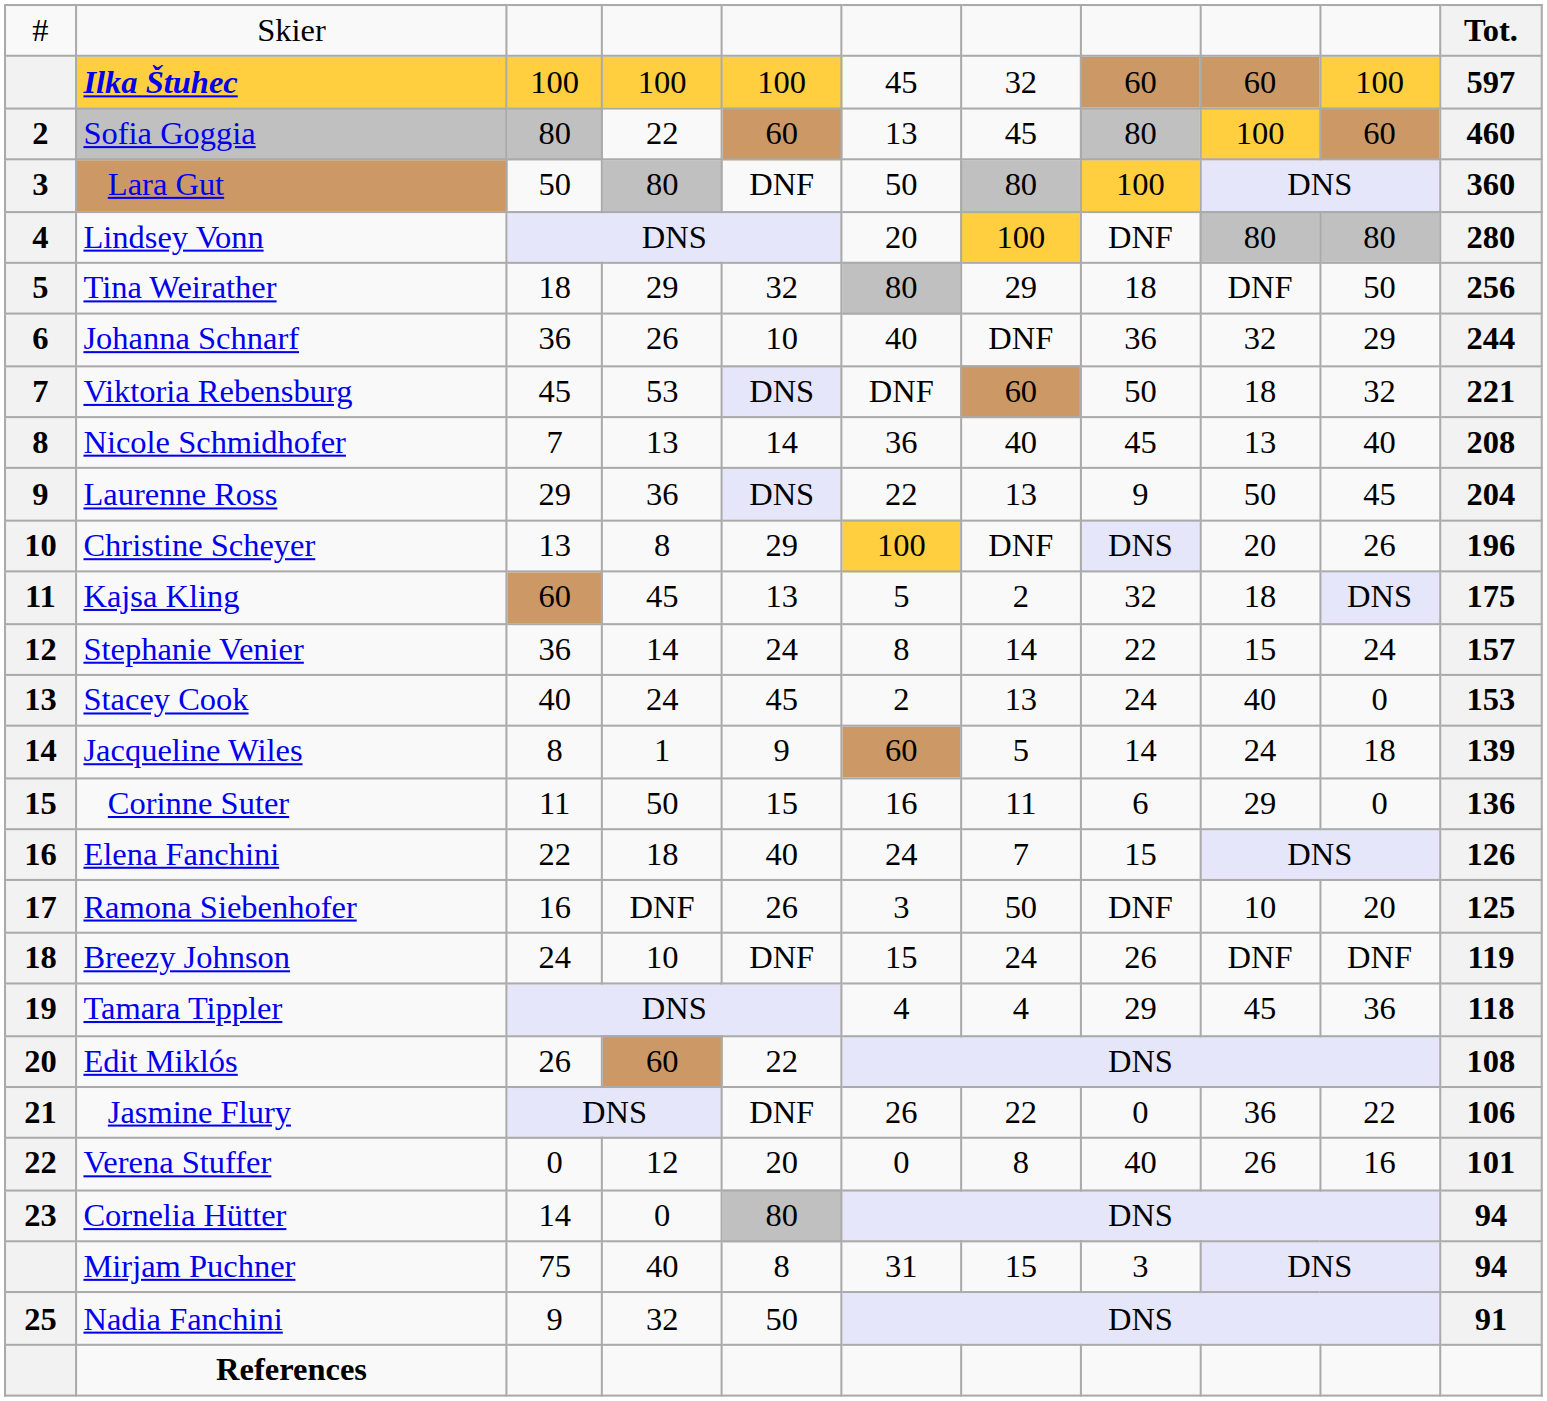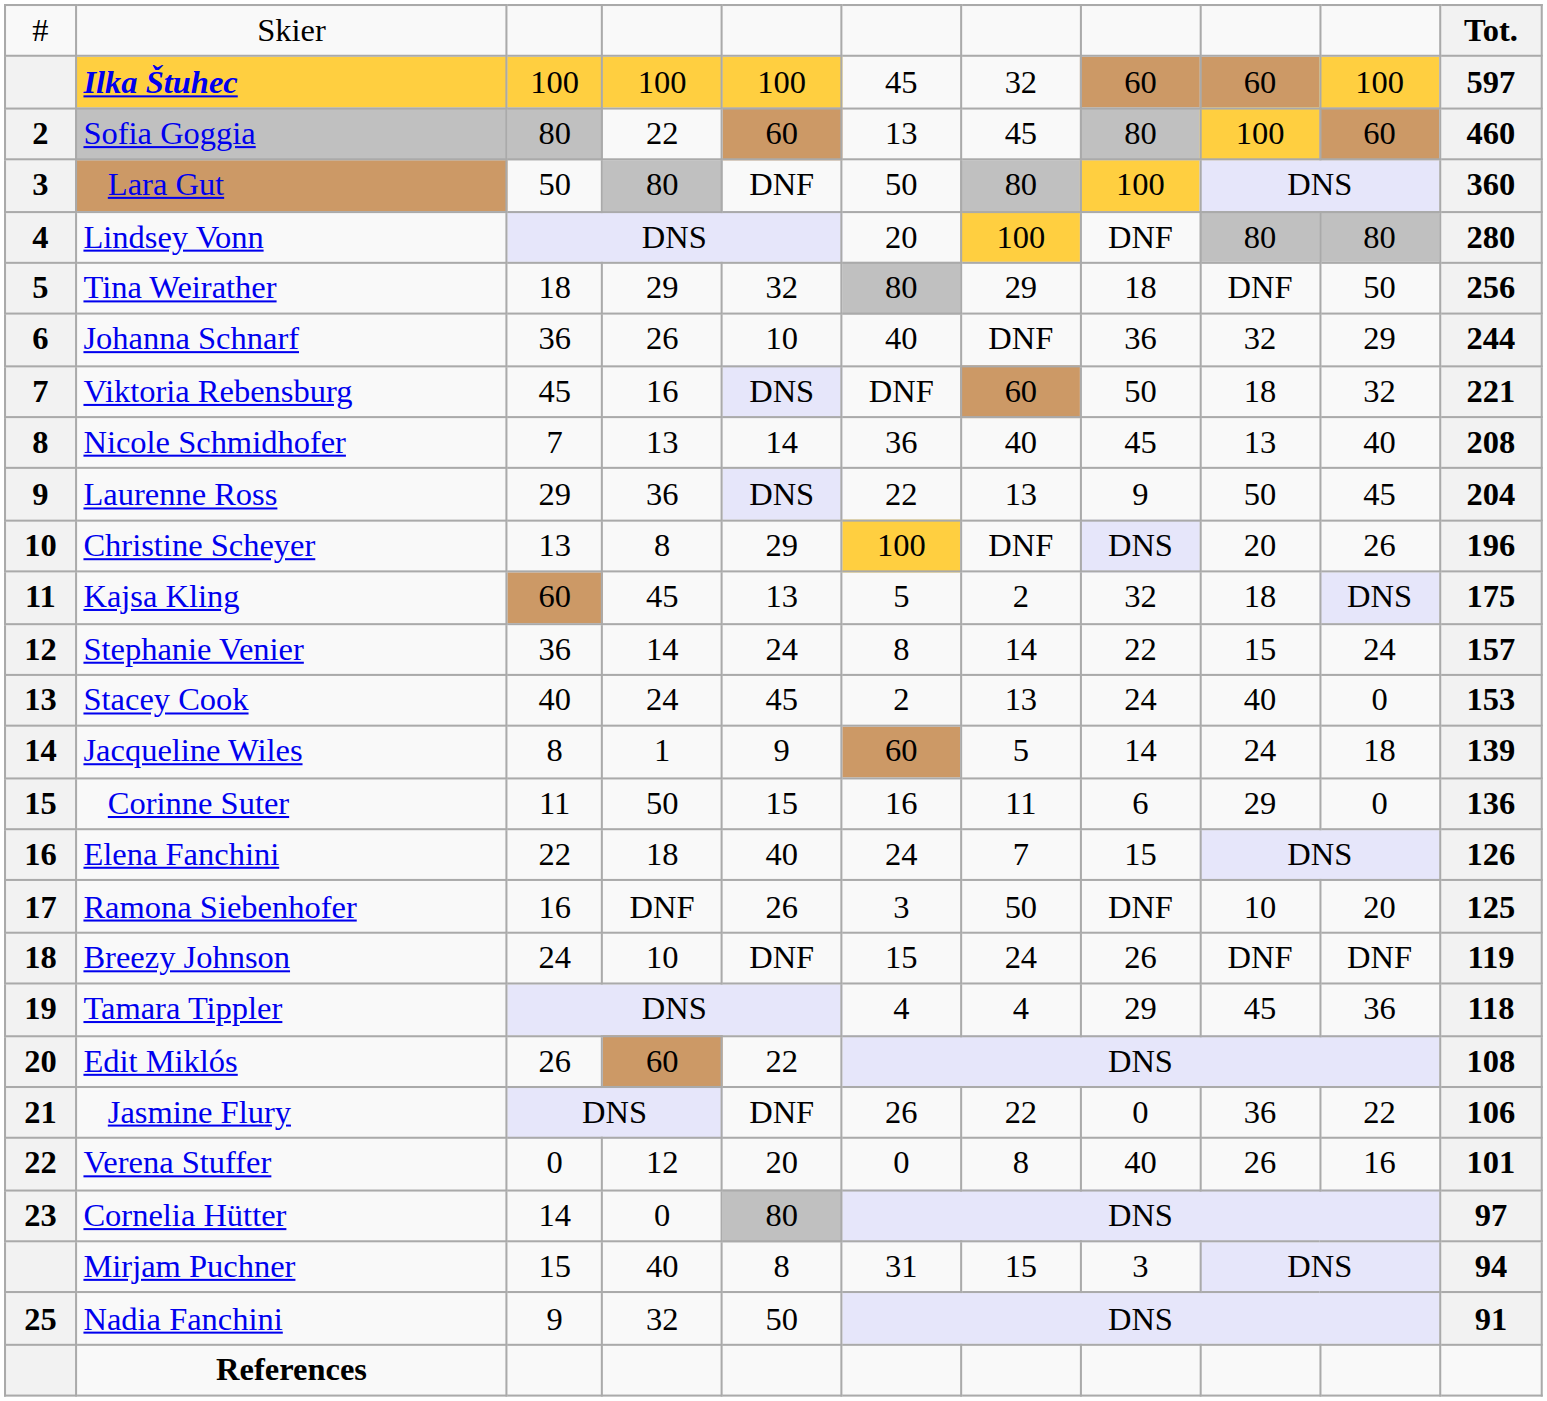(662, 390) 53 -> (662, 390) 16
(1491, 1215) 94 -> (1491, 1215) 97
(555, 1266) 75 -> (555, 1266) 15
